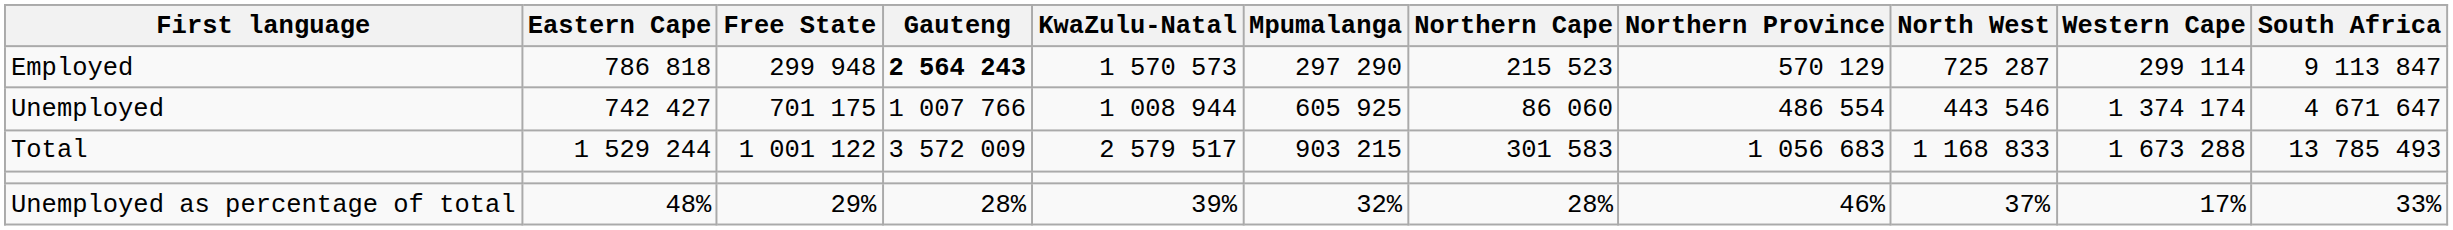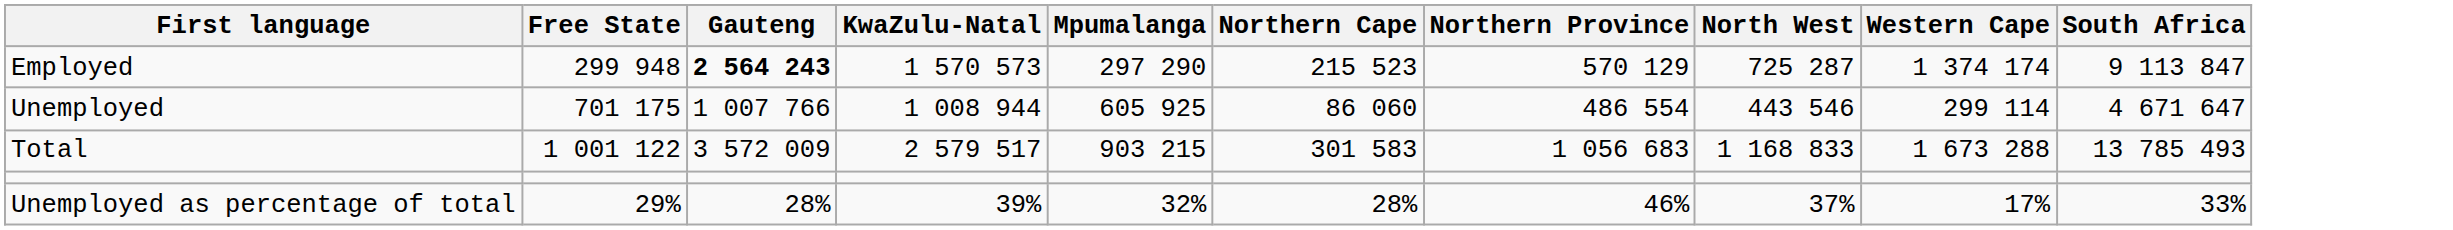- column: (620, 26)
(2192, 67) 299 114 -> (1981, 67) 1 374 174
(2177, 109) 1 374 174 -> (1997, 109) 299 114
